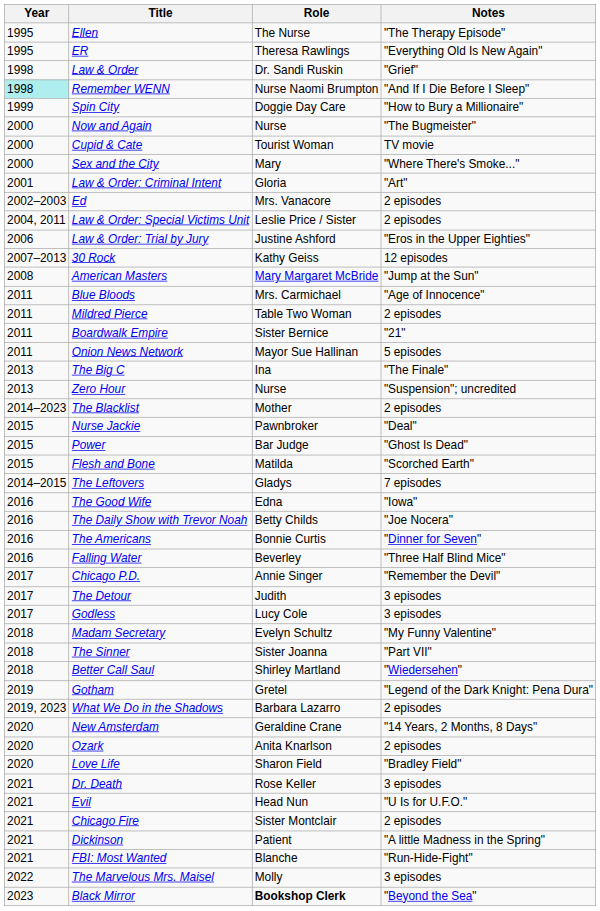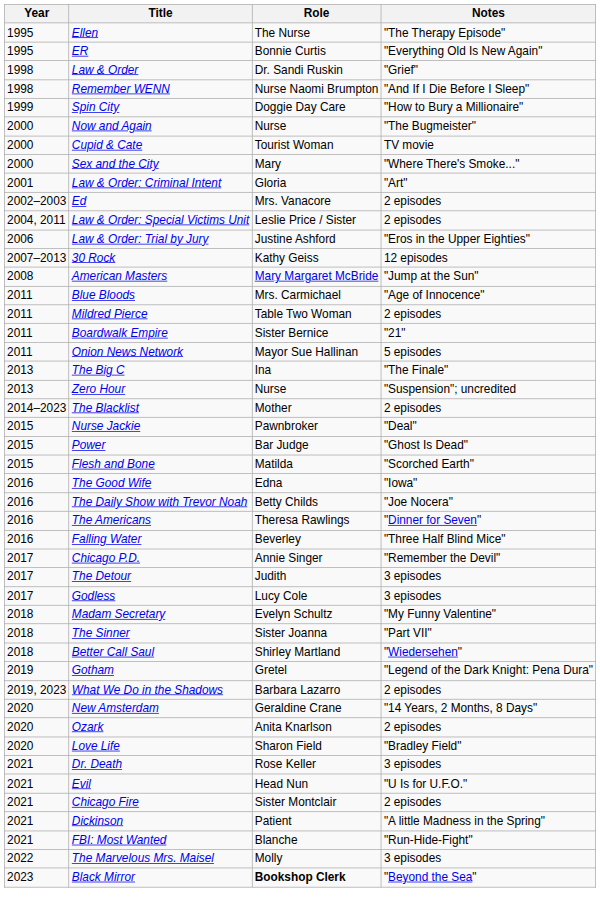(302, 51) Theresa Rawlings -> (290, 51) Bonnie Curtis
(20, 88) paleturquoise background -> (20, 88) no background
- row: (108, 483)
(290, 539) Bonnie Curtis -> (302, 520) Theresa Rawlings
